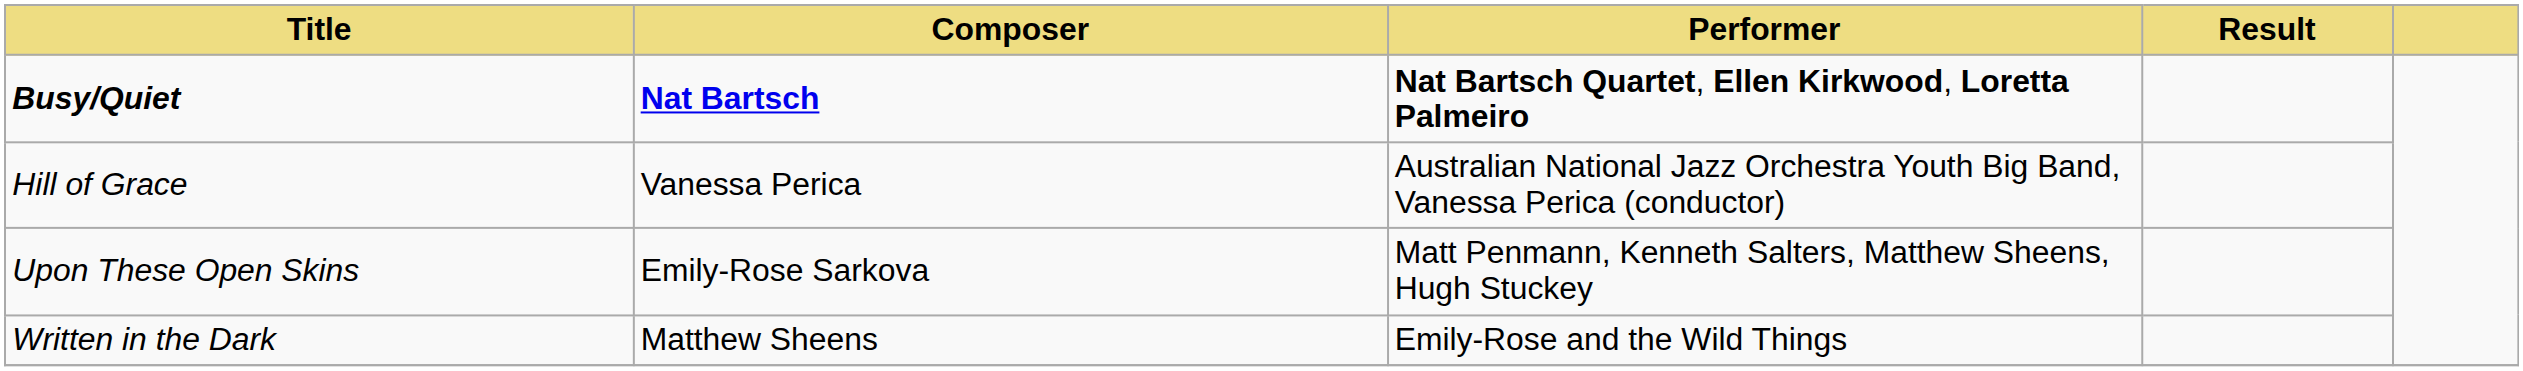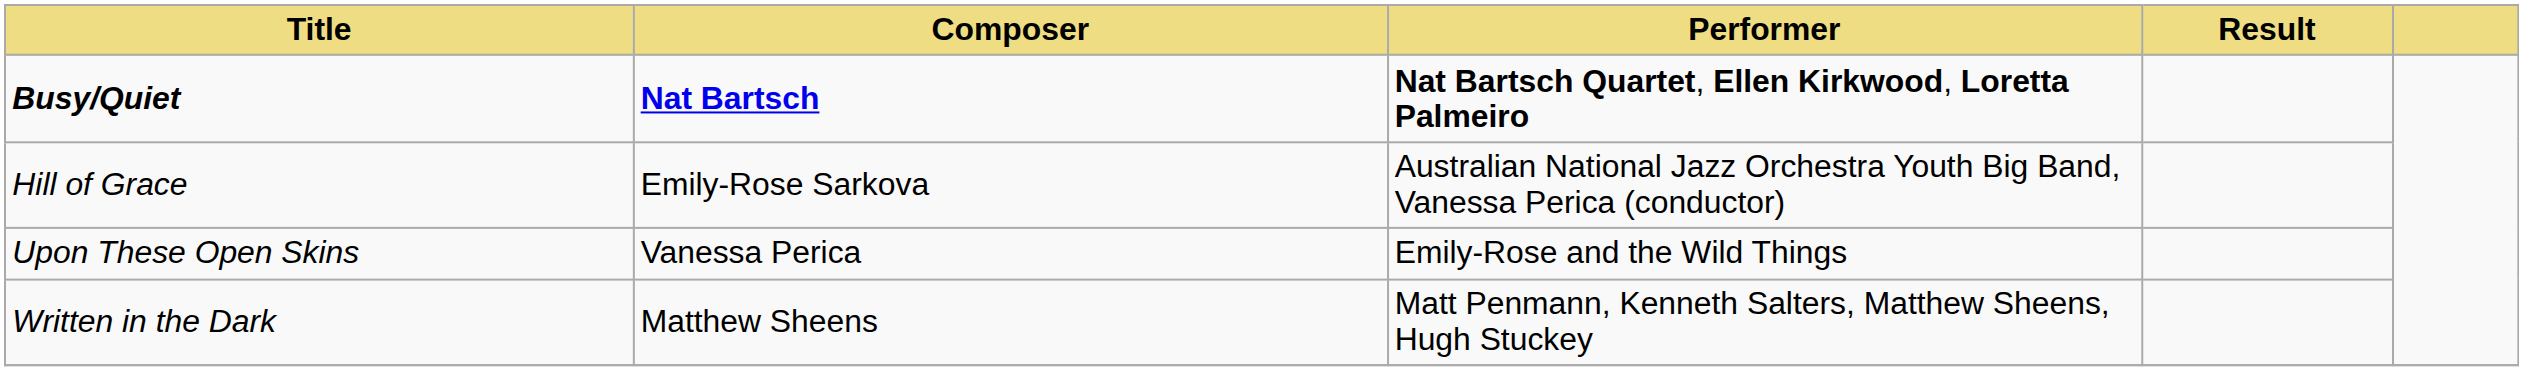(751, 184) Vanessa Perica -> (785, 184) Emily-Rose Sarkova
(785, 270) Emily-Rose Sarkova -> (751, 252) Vanessa Perica
(1752, 270) Matt Penmann, Kenneth Salters, Matthew Sheens, Hugh Stuckey -> (1621, 252) Emily-Rose and the Wild Things
(1621, 339) Emily-Rose and the Wild Things -> (1752, 321) Matt Penmann, Kenneth Salters, Matthew Sheens, Hugh Stuckey
